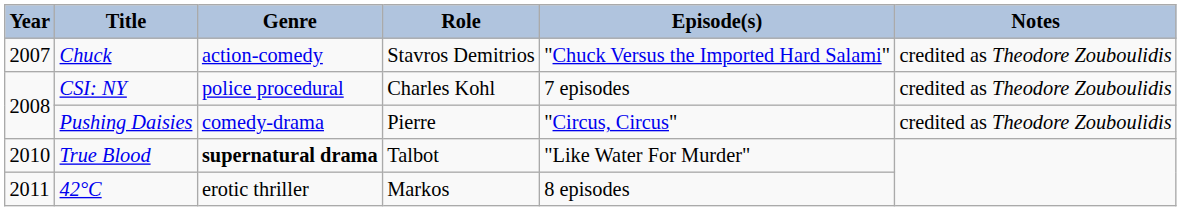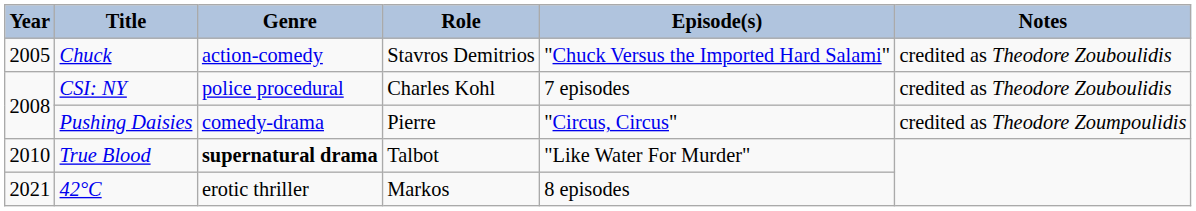(30, 55) 2007 -> (30, 55) 2005
(1036, 122) credited as Theodore Zouboulidis -> (1043, 122) credited as Theodore Zoumpoulidis
(29, 189) 2011 -> (30, 189) 2021
